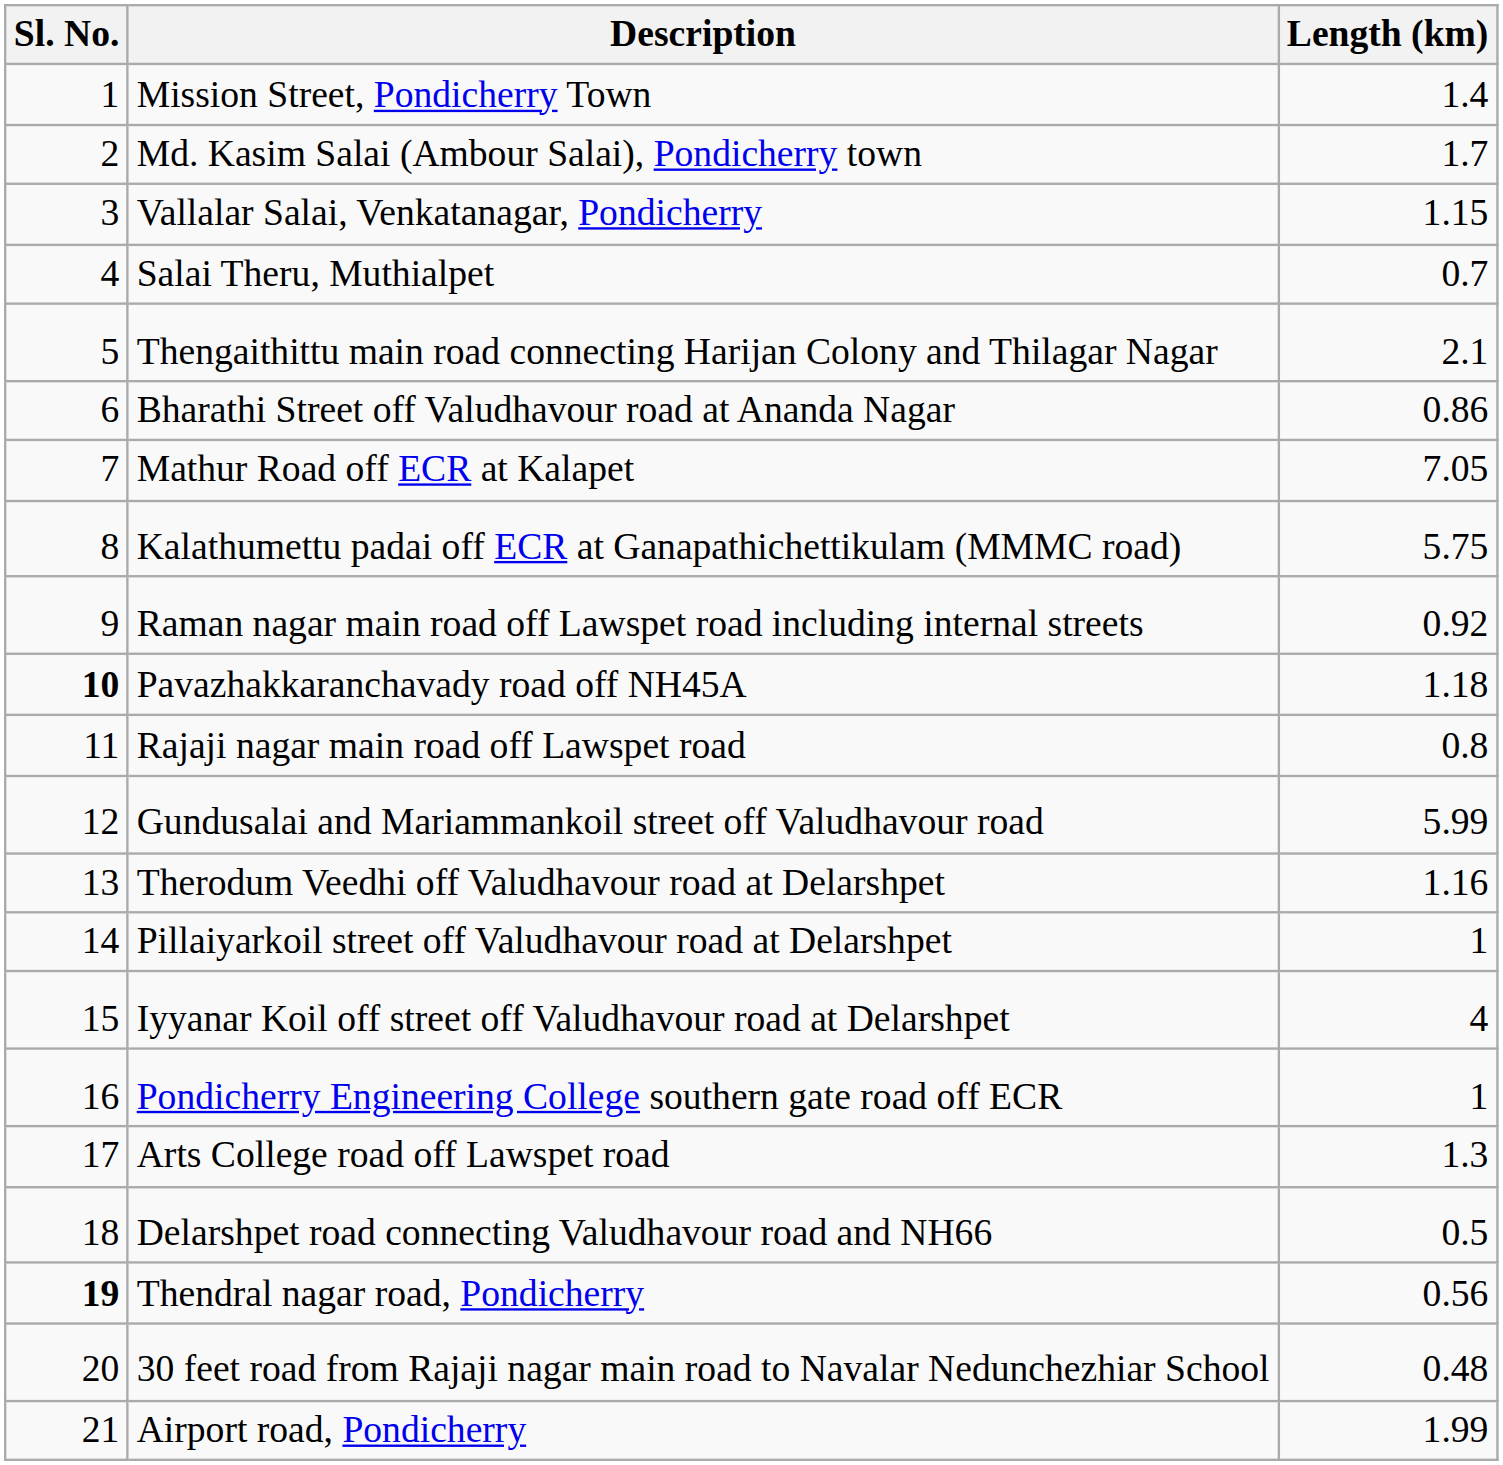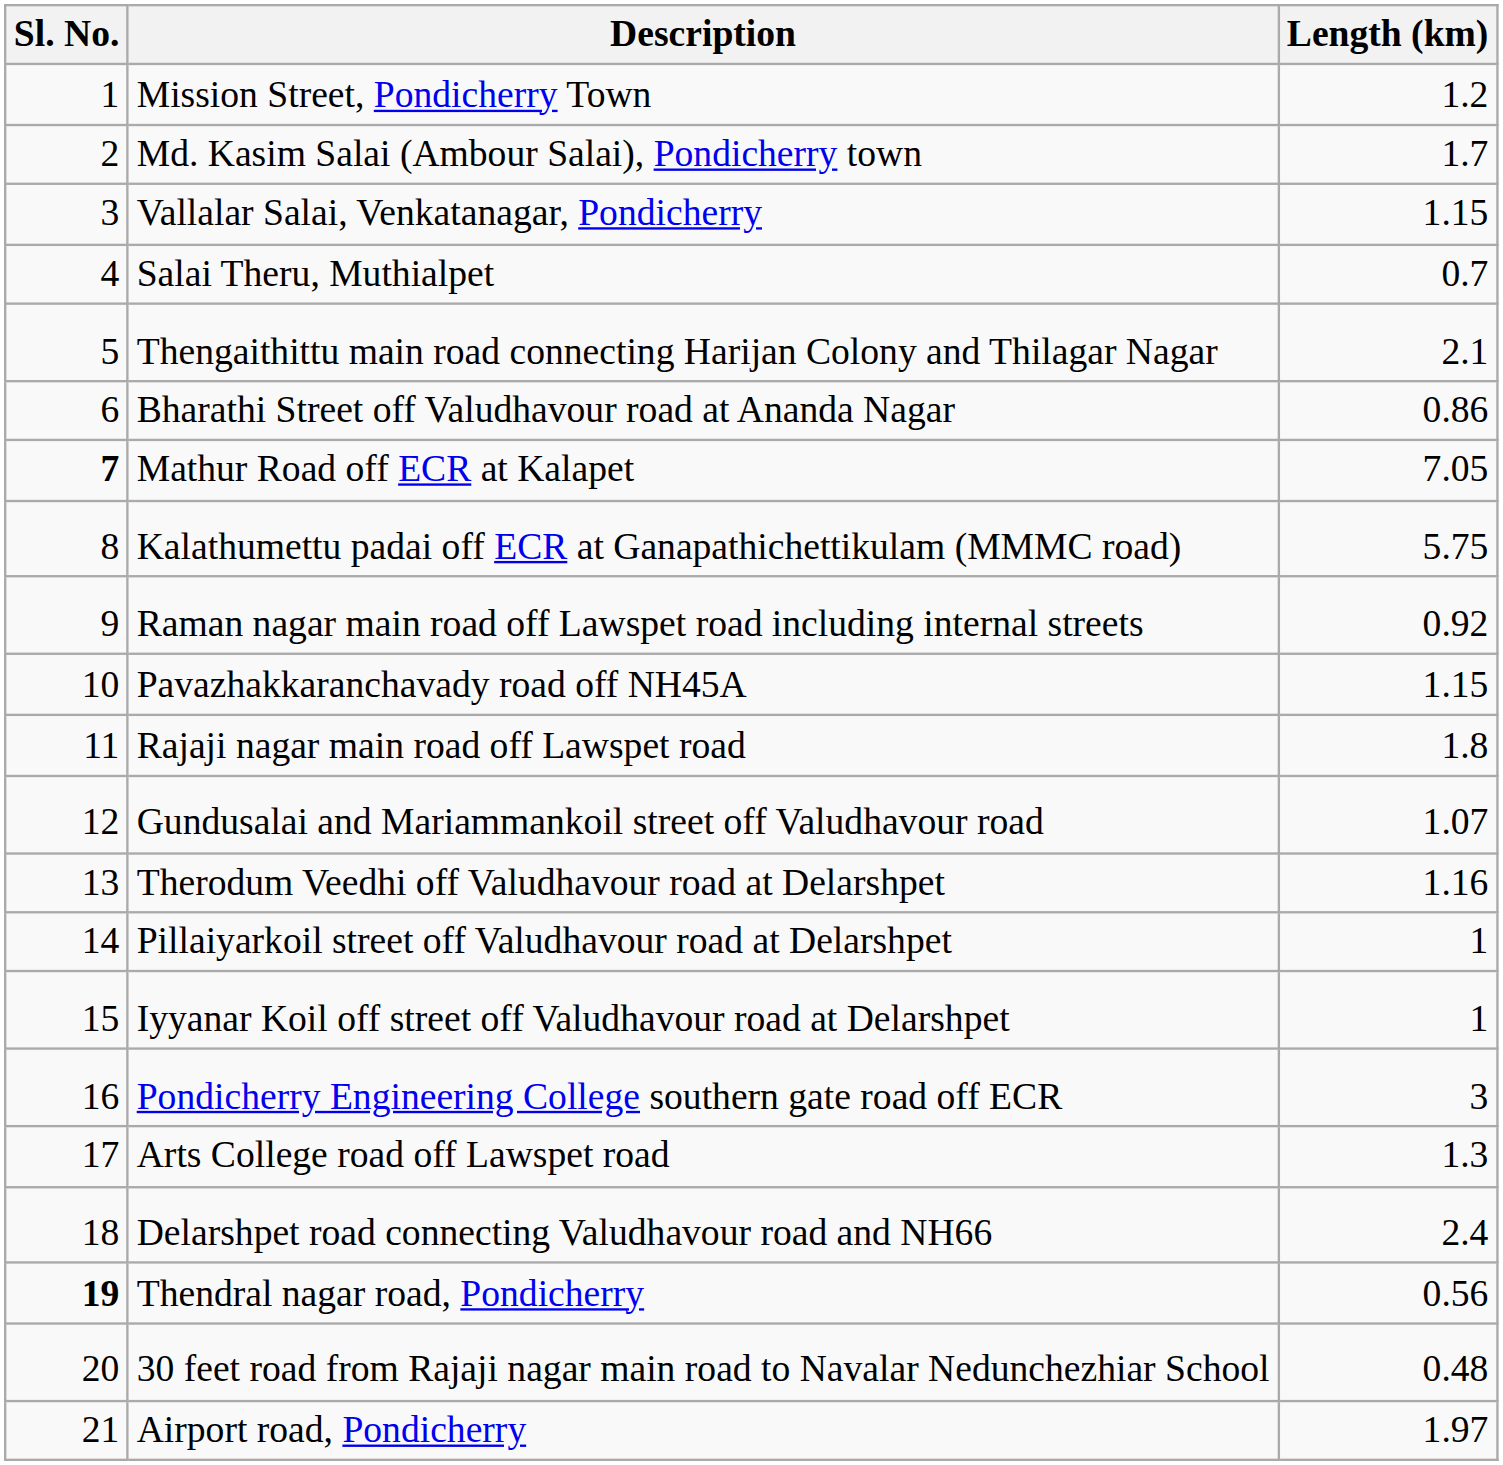(1465, 93) 1.4 -> (1465, 93) 1.2
(110, 469) normal -> (110, 469) bold
(101, 685) bold -> (101, 685) normal
(1455, 685) 1.18 -> (1455, 685) 1.15
(1465, 744) 0.8 -> (1465, 744) 1.8
(1455, 822) 5.99 -> (1455, 822) 1.07
(1479, 1018) 4 -> (1479, 1018) 1
(1479, 1095) 1 -> (1479, 1095) 3
(1465, 1232) 0.5 -> (1465, 1232) 2.4
(1455, 1429) 1.99 -> (1455, 1429) 1.97
